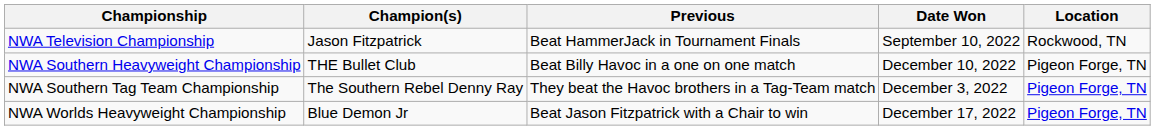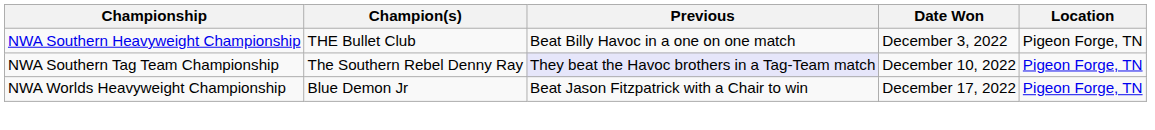- row: (111, 40)
(949, 64) December 10, 2022 -> (945, 40) December 3, 2022
(703, 88) no background -> (703, 64) lavender background
(945, 88) December 3, 2022 -> (949, 64) December 10, 2022
